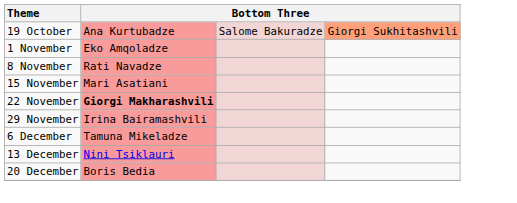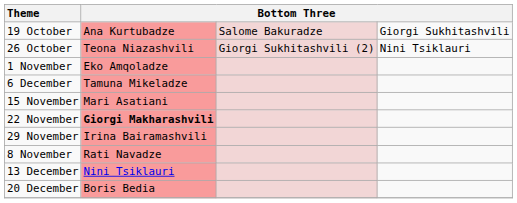(393, 31) lightsalmon background -> (445, 31) no background
+ row: (39, 48)
rows swapped: (39, 66) <-> (39, 136)
